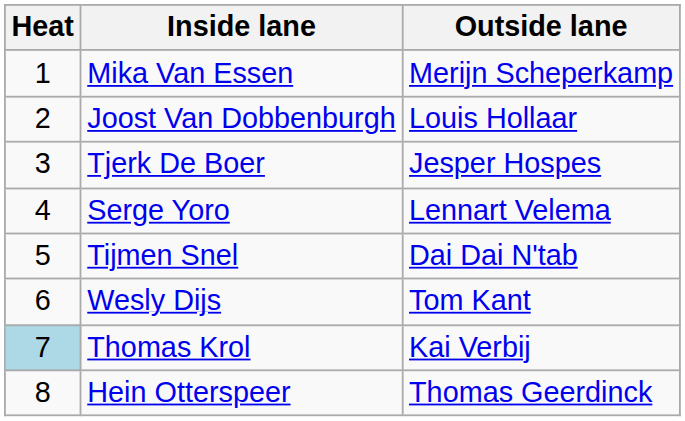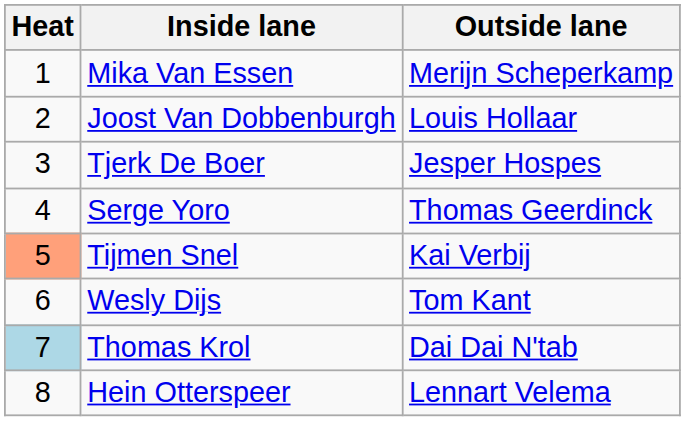(510, 210) Lennart Velema -> (531, 210) Thomas Geerdinck
(43, 255) no background -> (43, 255) lightsalmon background
(493, 255) Dai Dai N'tab -> (470, 255) Kai Verbij
(470, 347) Kai Verbij -> (493, 347) Dai Dai N'tab
(531, 392) Thomas Geerdinck -> (510, 392) Lennart Velema
